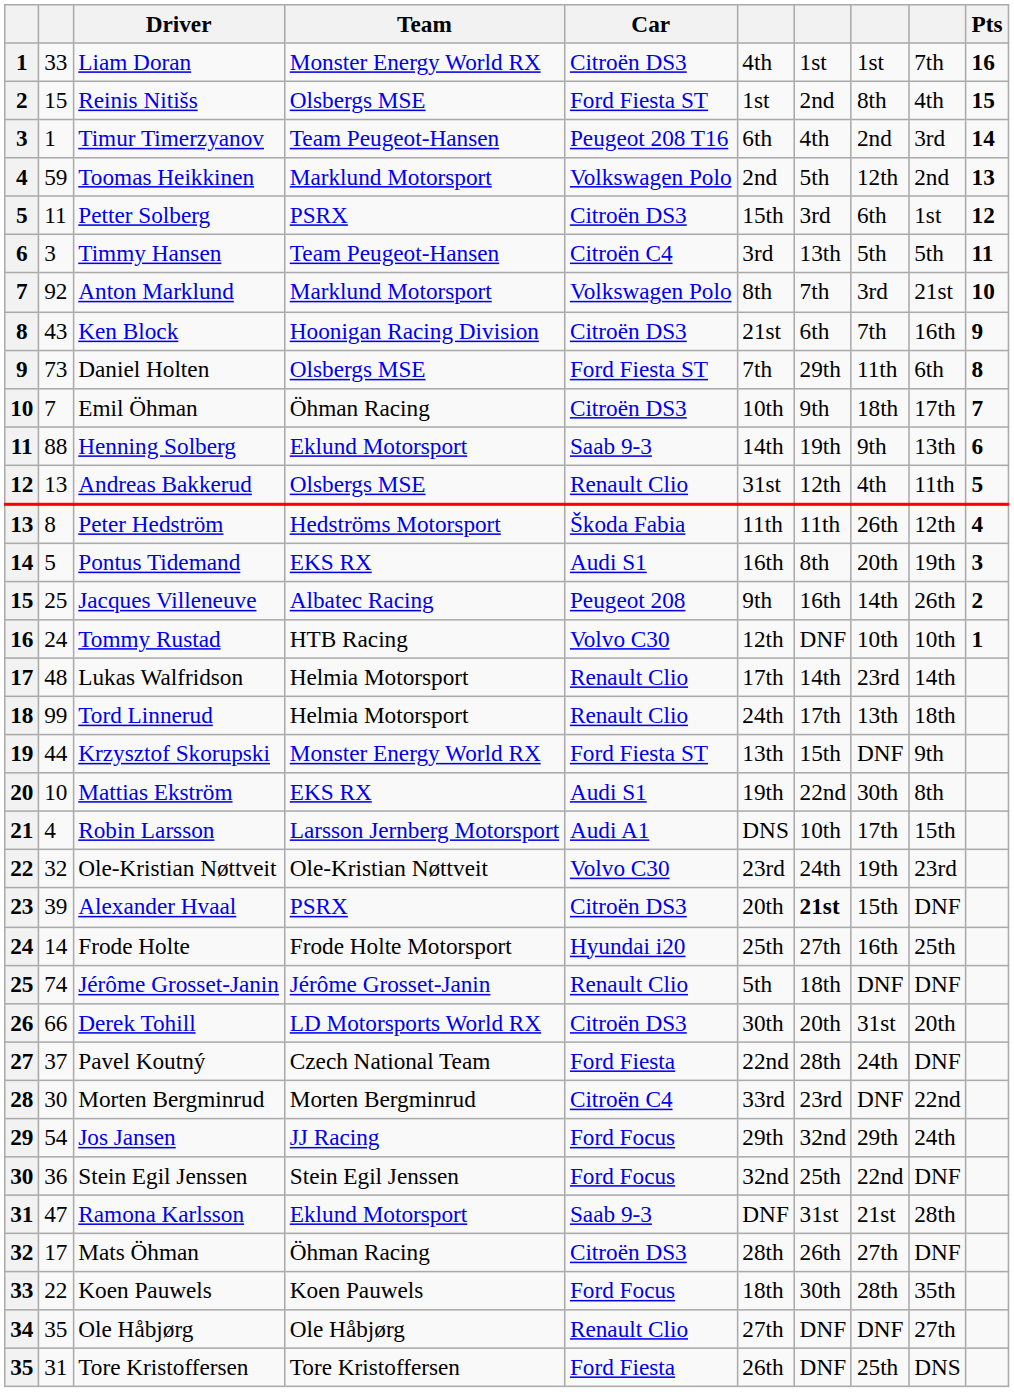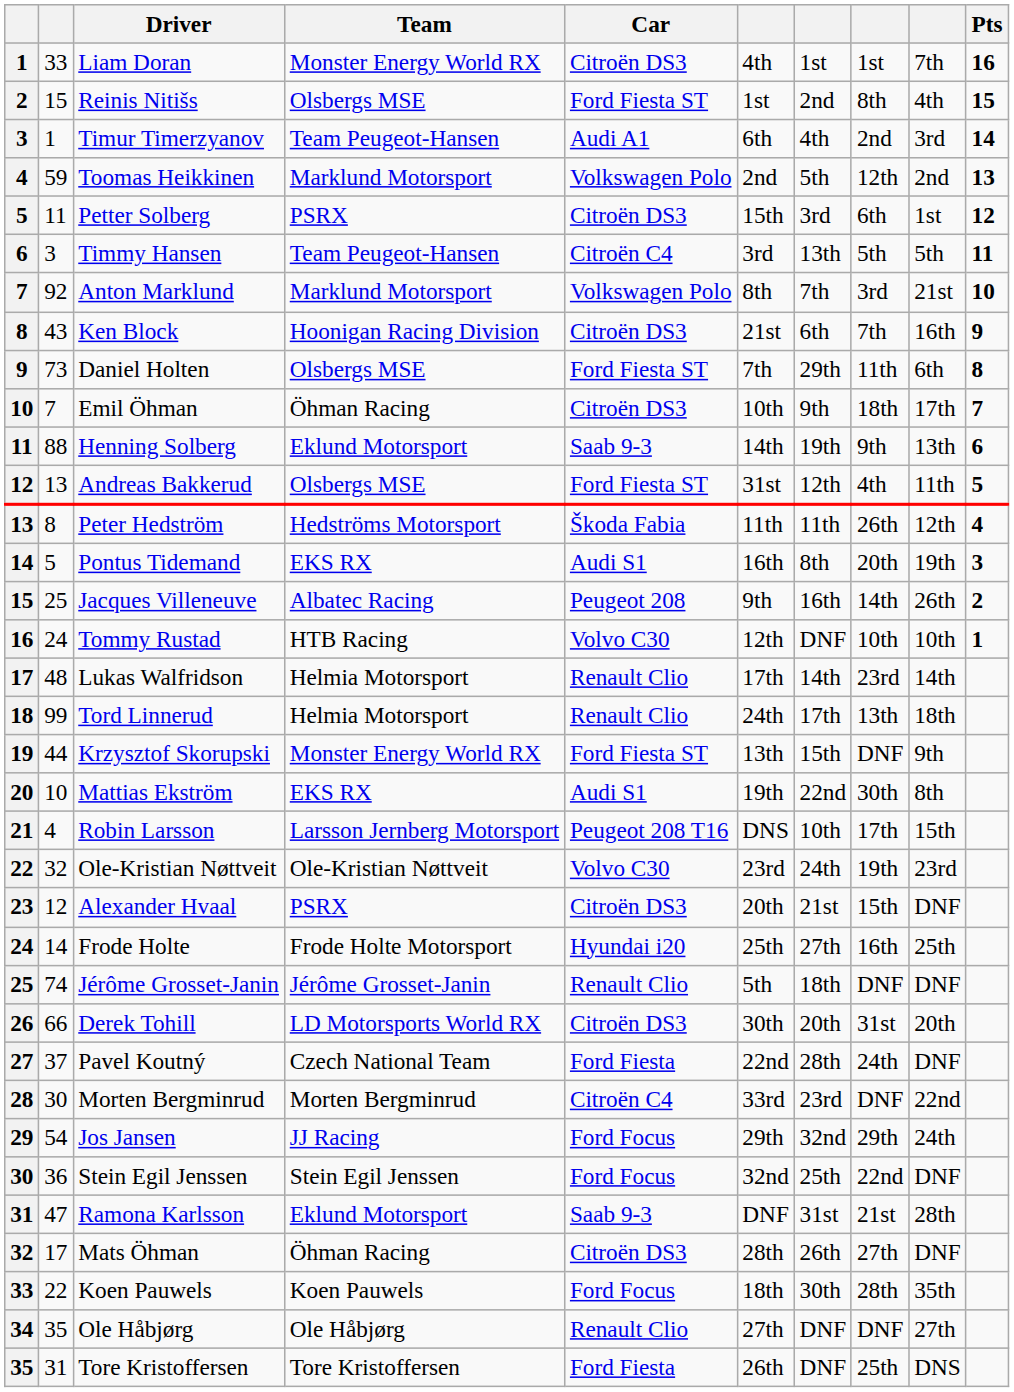(649, 138) Peugeot 208 T16 -> (610, 138) Audi A1
(629, 484) Renault Clio -> (639, 484) Ford Fiesta ST
(610, 830) Audi A1 -> (649, 830) Peugeot 208 T16
(56, 907) 39 -> (56, 907) 12
(820, 907) bold -> (819, 907) normal
